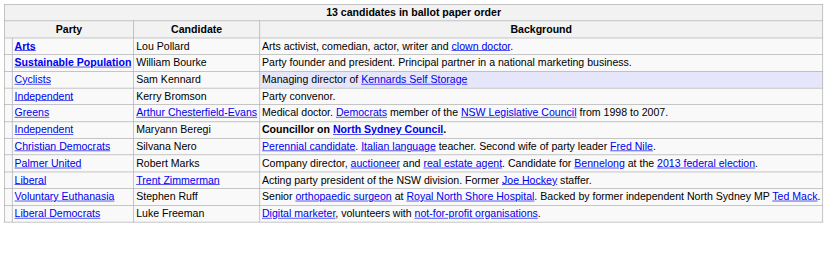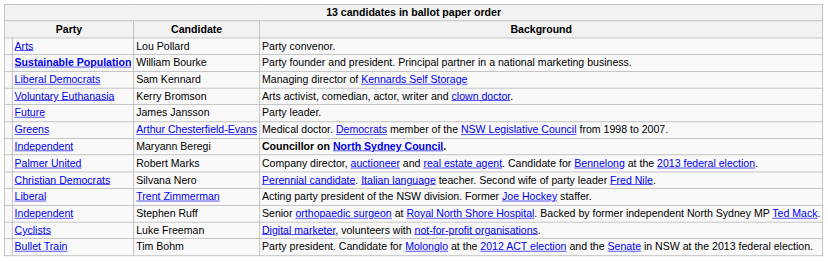(25, 46) bold -> (24, 46) normal
(388, 46) Arts activist, comedian, actor, writer and clown doctor. -> (299, 46) Party convenor.
(33, 79) Cyclists -> (57, 79) Liberal Democrats
(365, 79) lavender background -> (365, 79) no background
(44, 96) Independent -> (64, 96) Voluntary Euthanasia
(299, 96) Party convenor. -> (388, 96) Arts activist, comedian, actor, writer and clown doctor.
+ row: (173, 113)
rows swapped: (166, 146) <-> (168, 163)
(64, 197) Voluntary Euthanasia -> (44, 213) Independent
(57, 213) Liberal Democrats -> (33, 230) Cyclists
+ row: (160, 247)
